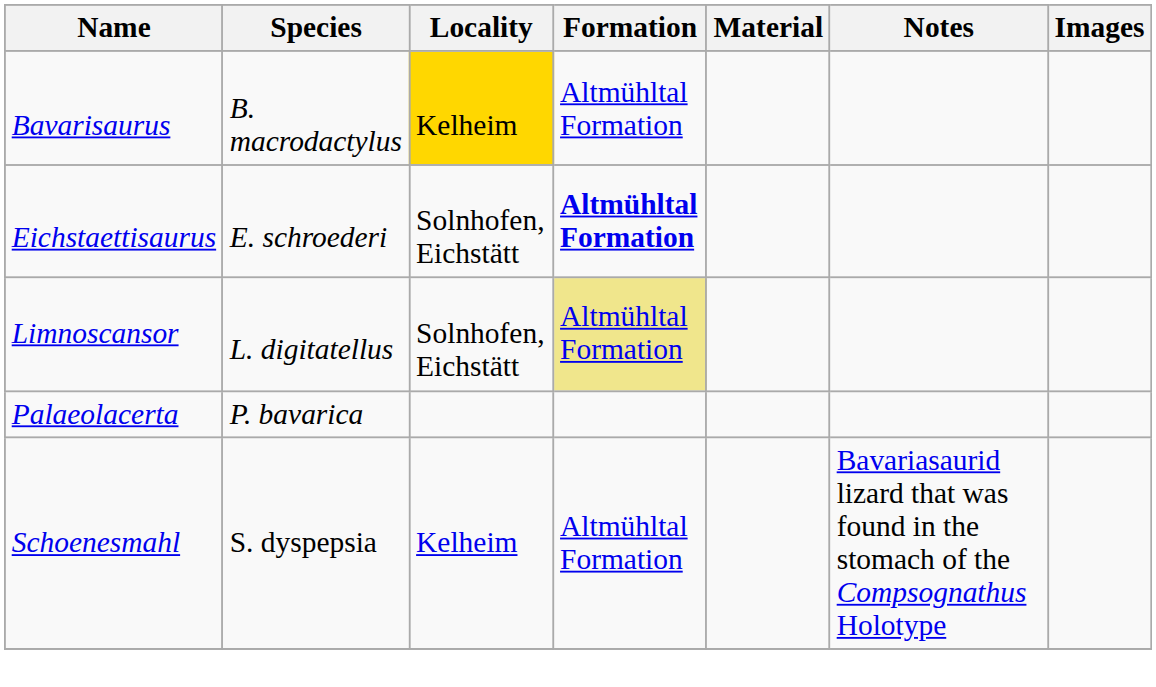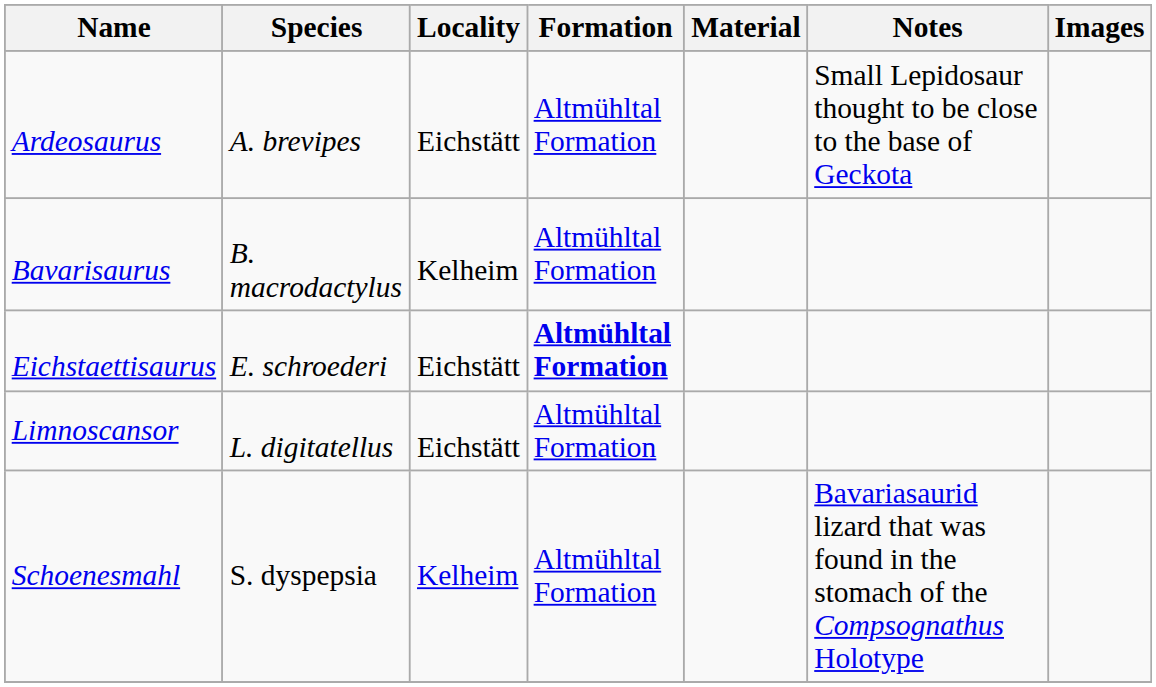+ row: (86, 140)
(467, 124) gold background -> (468, 270) no background
(480, 237) Solnhofen, Eichstätt -> (469, 366) Eichstätt
(480, 350) Solnhofen, Eichstätt -> (469, 446) Eichstätt
(624, 333) khaki background -> (597, 429) no background
- row: (95, 413)
